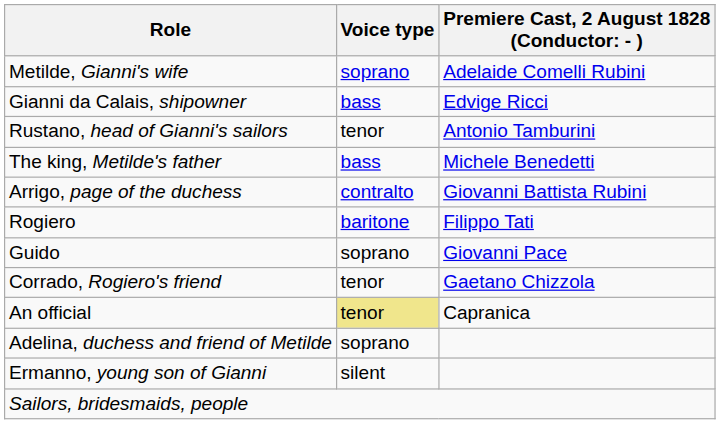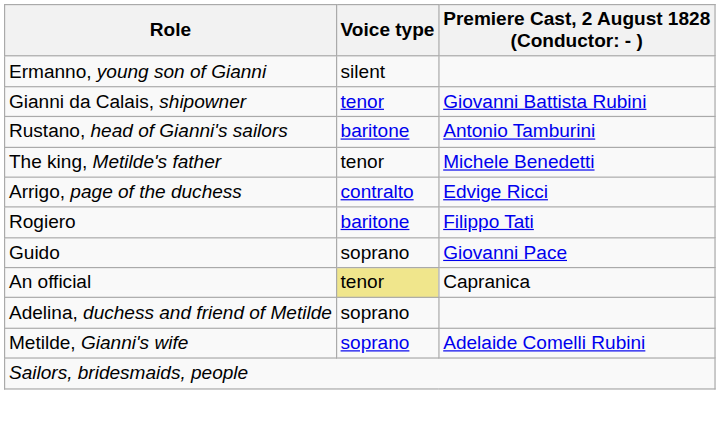rows swapped: (99, 71) <-> (138, 373)
(361, 101) bass -> (362, 101) tenor
(496, 101) Edvige Ricci -> (545, 101) Giovanni Battista Rubini
(362, 131) tenor -> (375, 131) baritone
(361, 161) bass -> (362, 161) tenor
(545, 191) Giovanni Battista Rubini -> (496, 191) Edvige Ricci
- row: (115, 282)
